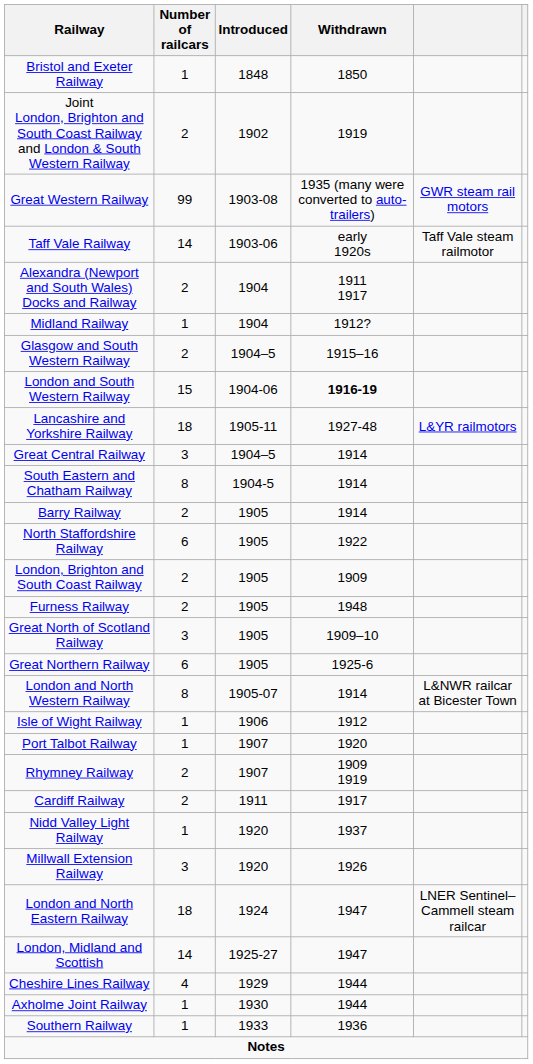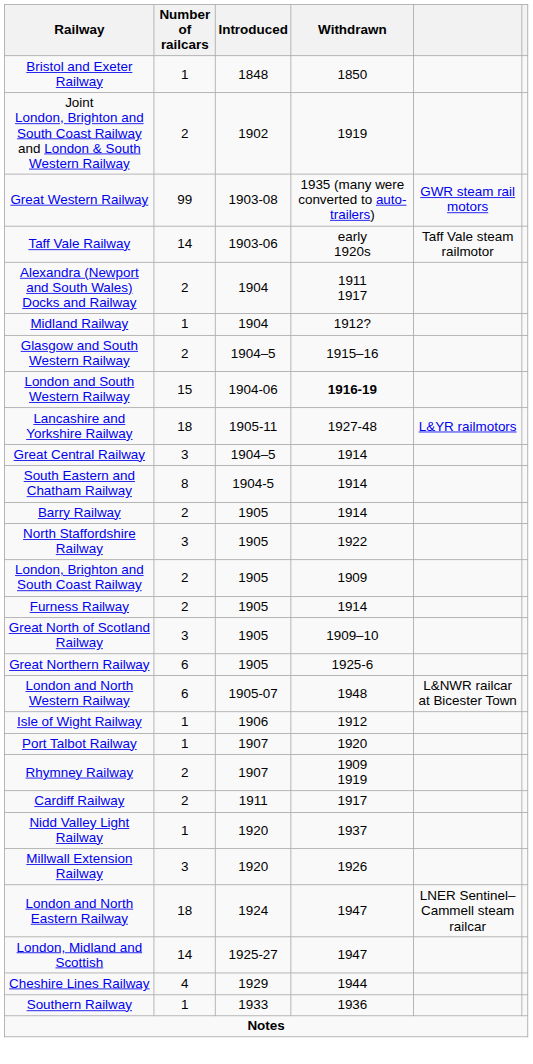(185, 541) 6 -> (185, 541) 3
(352, 607) 1948 -> (352, 607) 1914
(185, 693) 8 -> (185, 693) 6
(352, 693) 1914 -> (352, 693) 1948
- row: (79, 1005)
